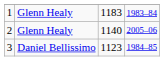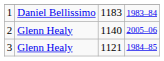(45, 13) Glenn Healy -> (56, 13) Daniel Bellissimo
(56, 47) Daniel Bellissimo -> (45, 47) Glenn Healy
(111, 47) 1123 -> (111, 47) 1121
